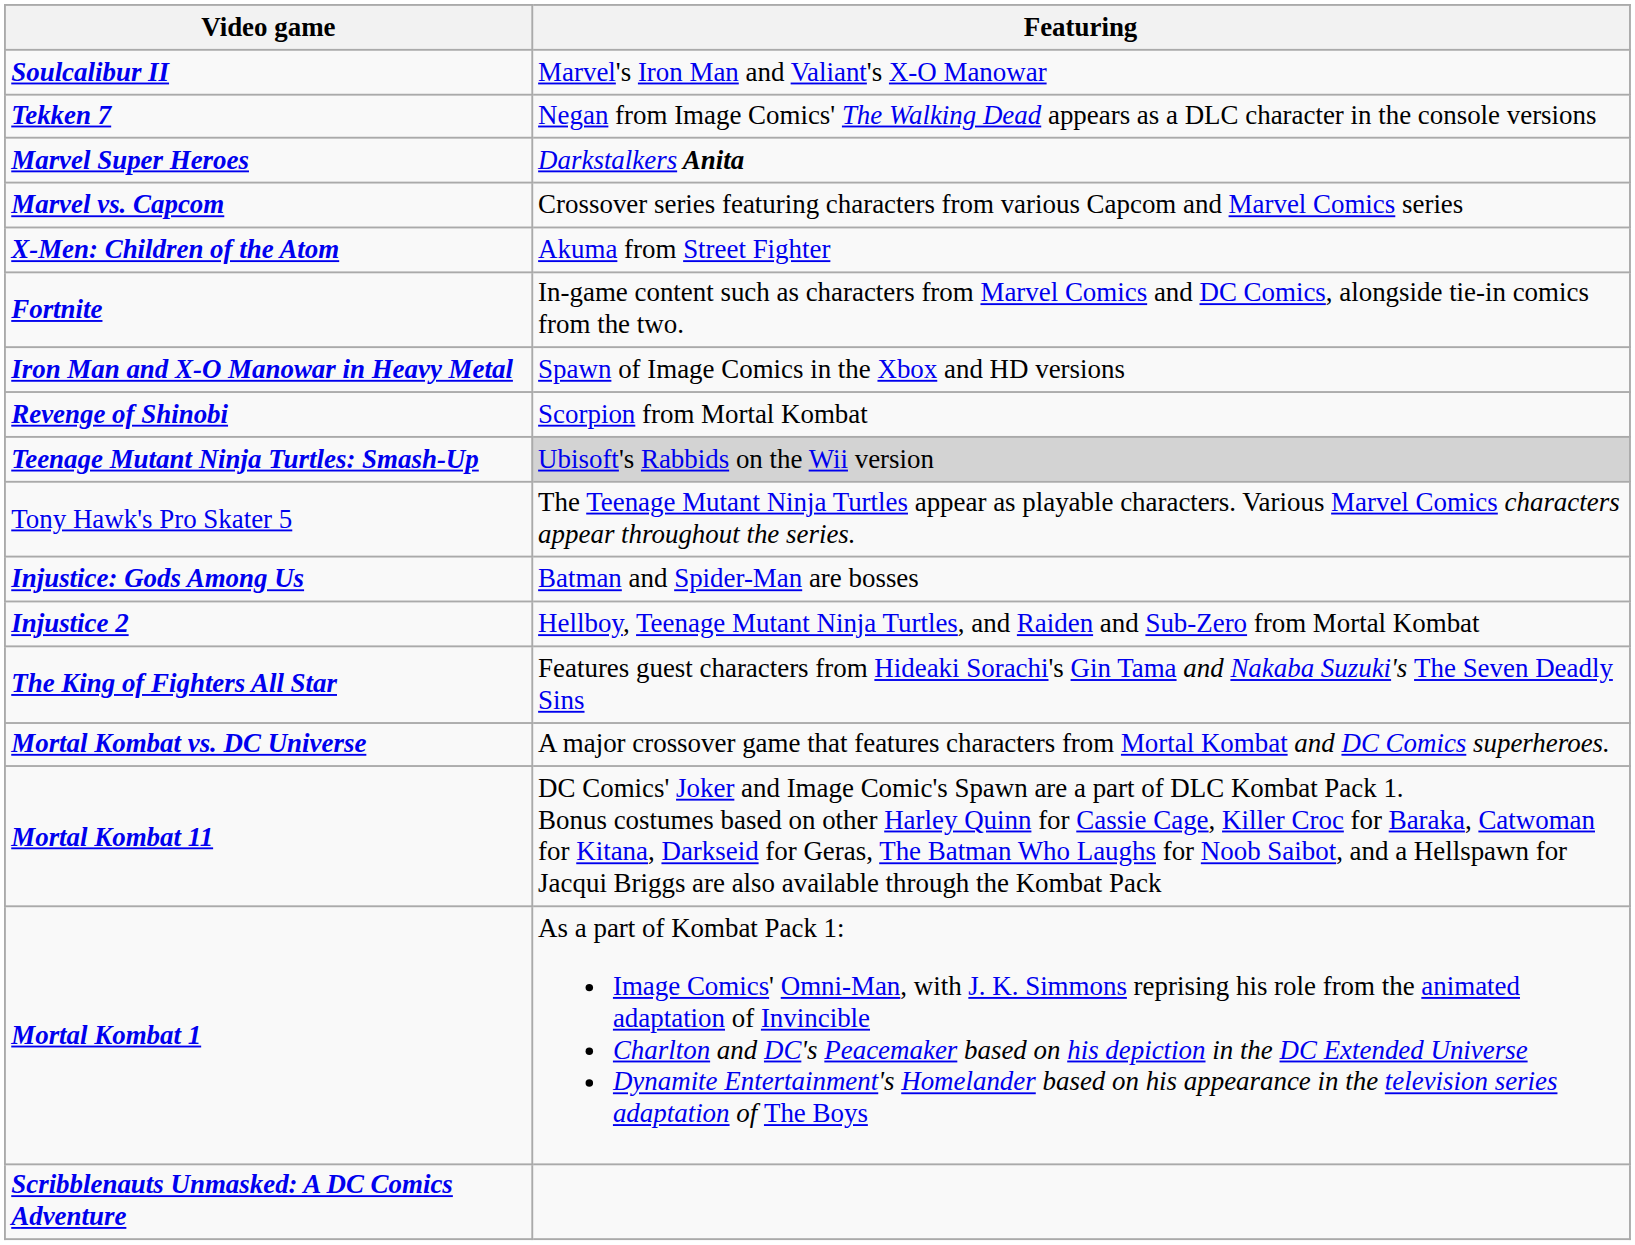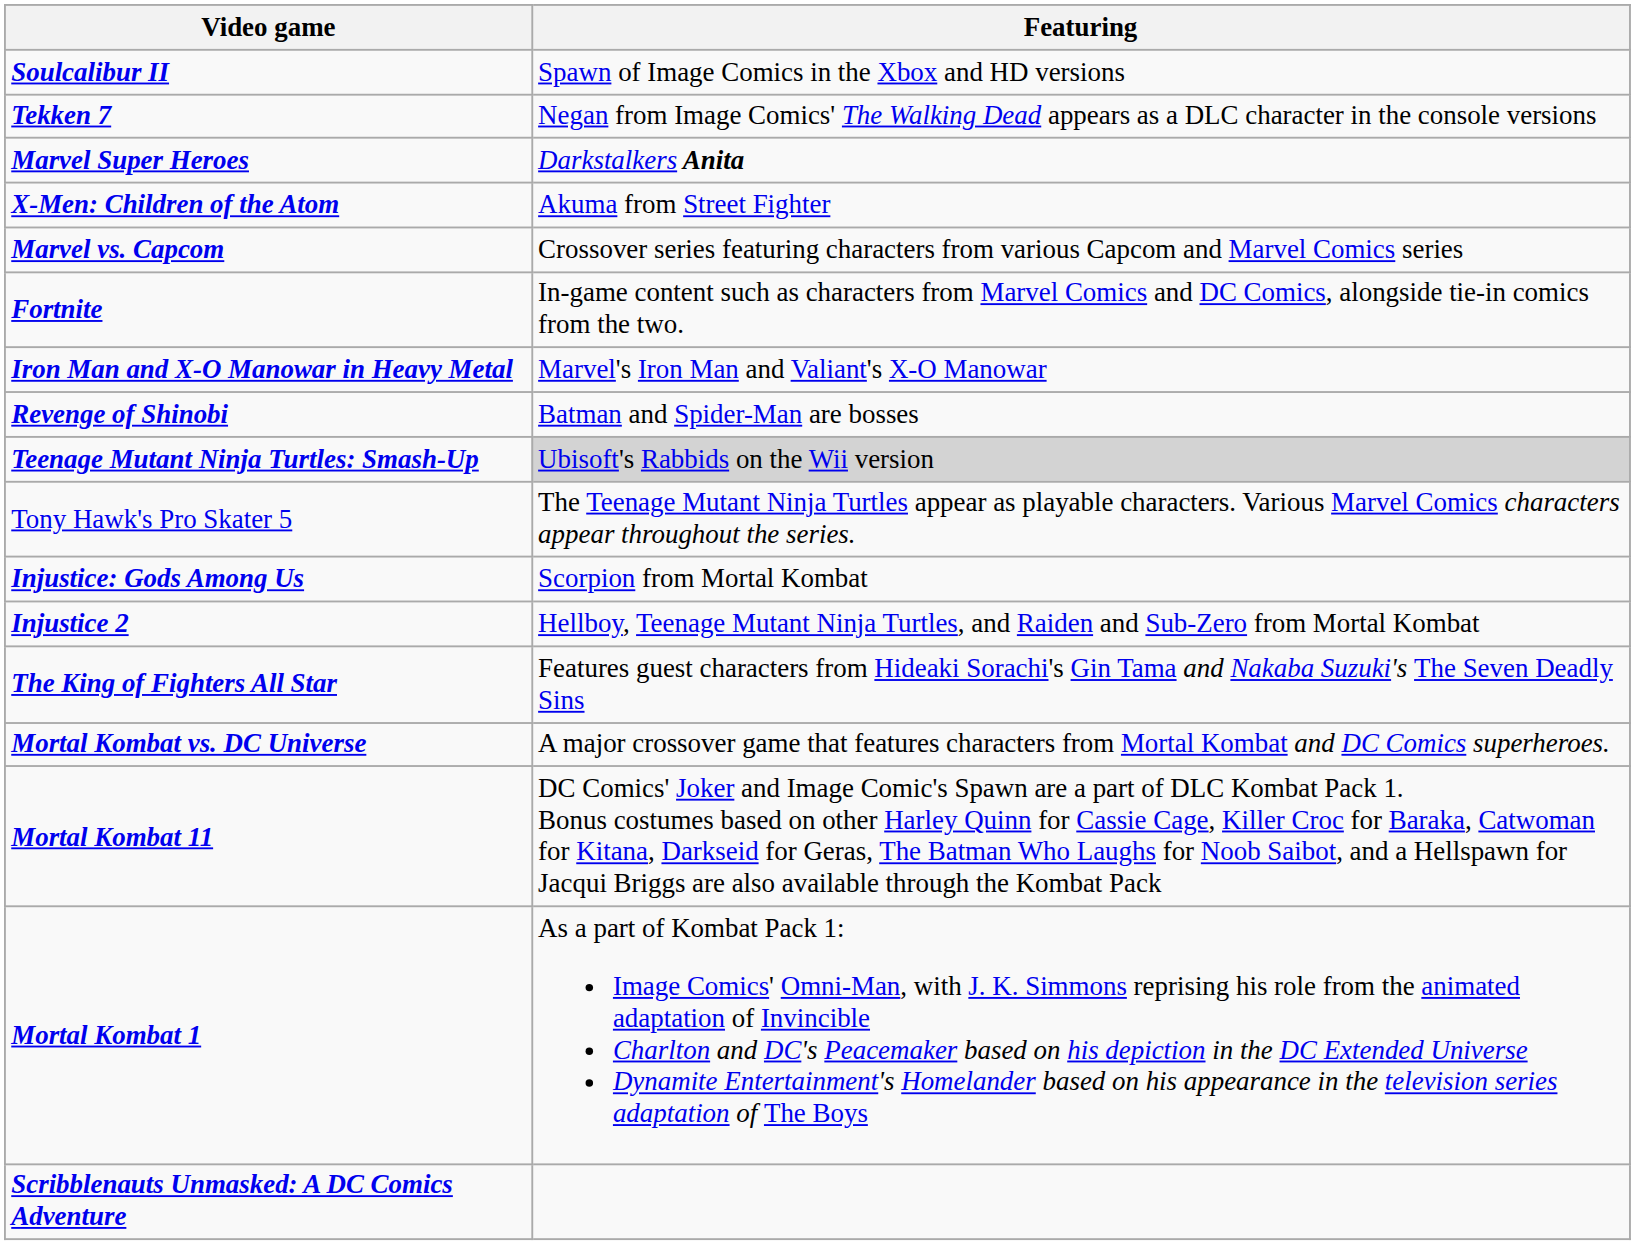(792, 71) Marvel's Iron Man and Valiant's X-O Manowar -> (832, 71) Spawn of Image Comics in the Xbox and HD versions
rows swapped: (175, 249) <-> (118, 204)
(832, 369) Spawn of Image Comics in the Xbox and HD versions -> (792, 369) Marvel's Iron Man and Valiant's X-O Manowar
(703, 414) Scorpion from Mortal Kombat -> (728, 414) Batman and Spider-Man are bosses
(728, 579) Batman and Spider-Man are bosses -> (703, 579) Scorpion from Mortal Kombat
